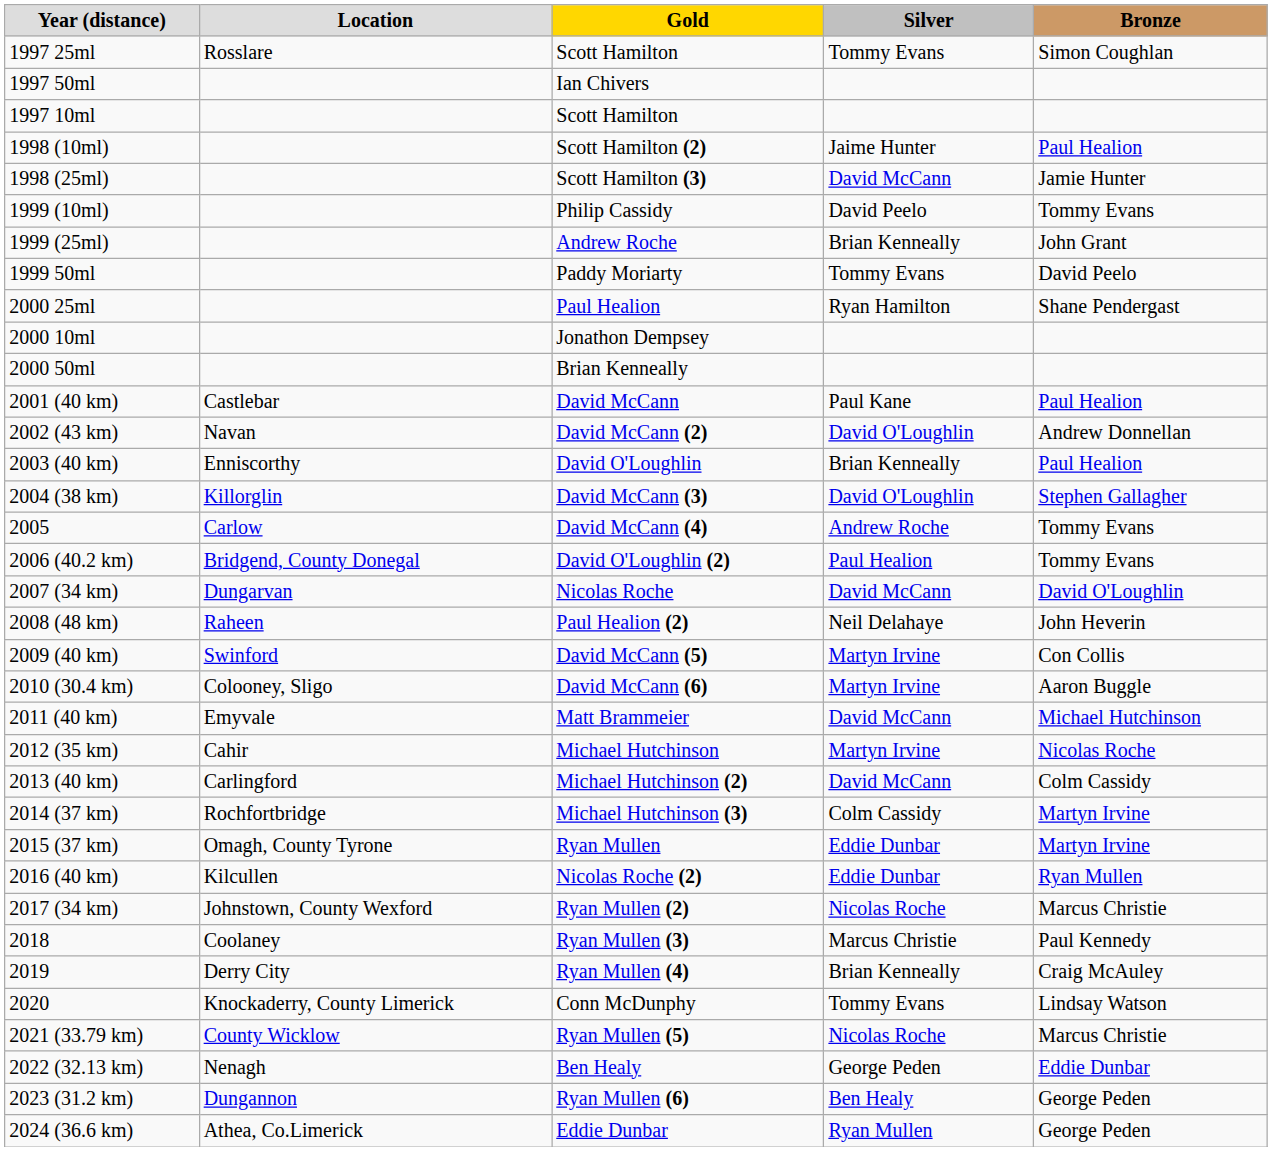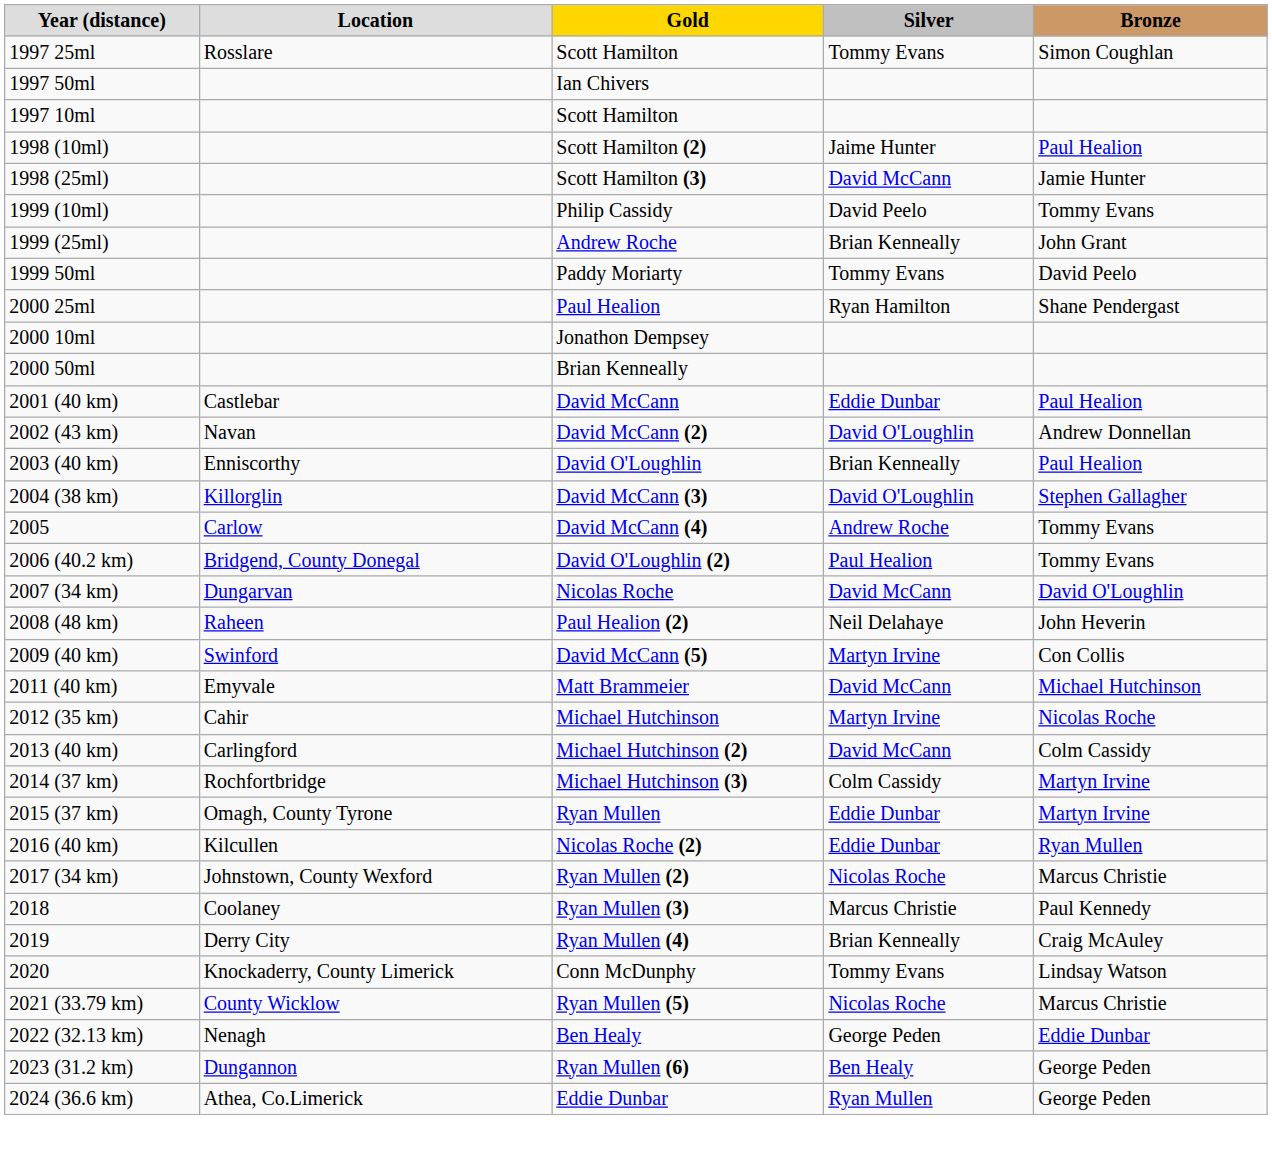(870, 400) Paul Kane -> (884, 400) Eddie Dunbar
- row: (71, 686)
